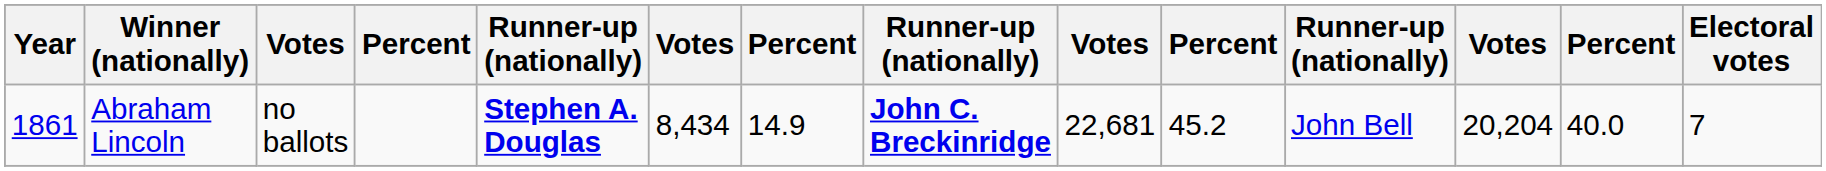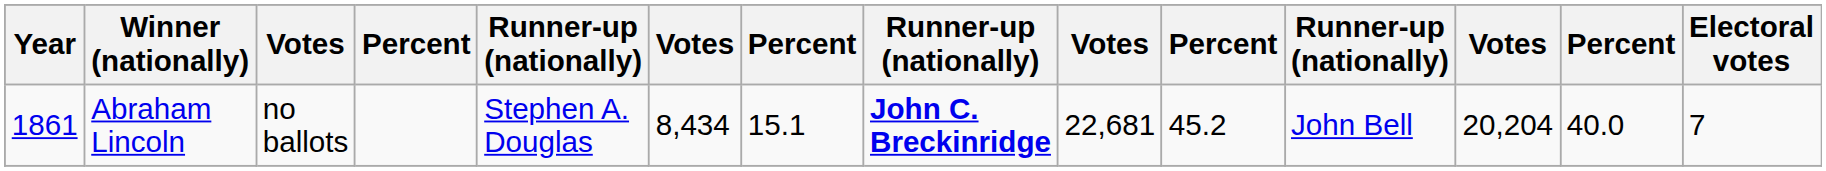(561, 124) bold -> (557, 124) normal
(777, 124) 14.9 -> (777, 124) 15.1
